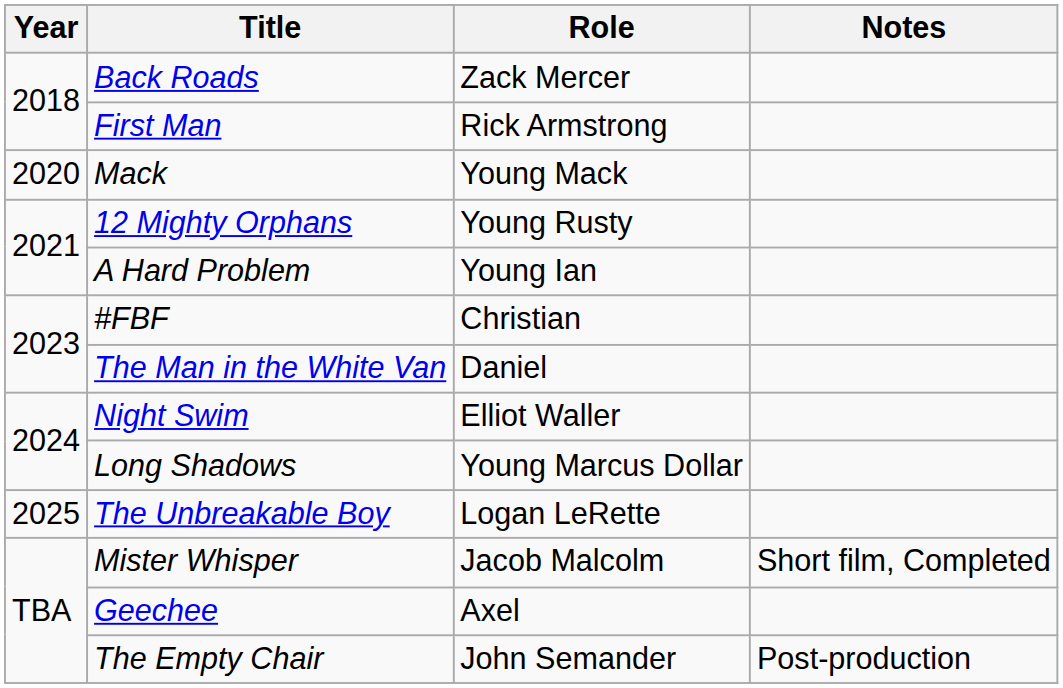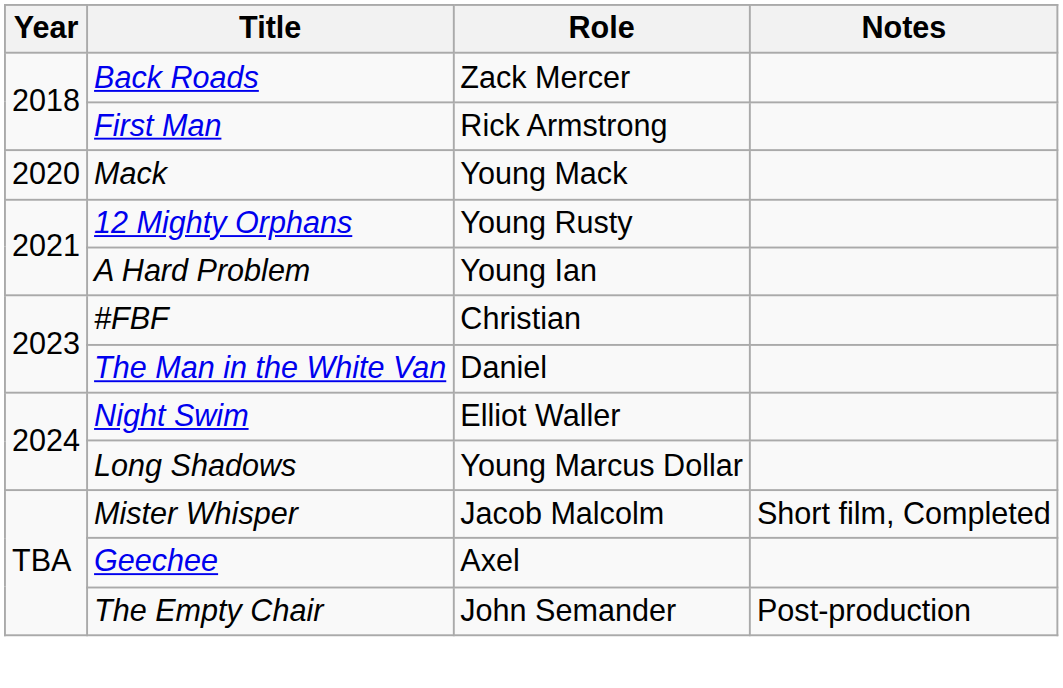- row: (242, 513)
